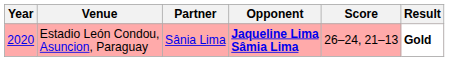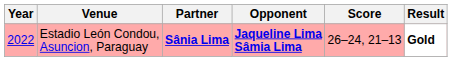(21, 40) 2020 -> (21, 40) 2022
(195, 40) normal -> (197, 40) bold
